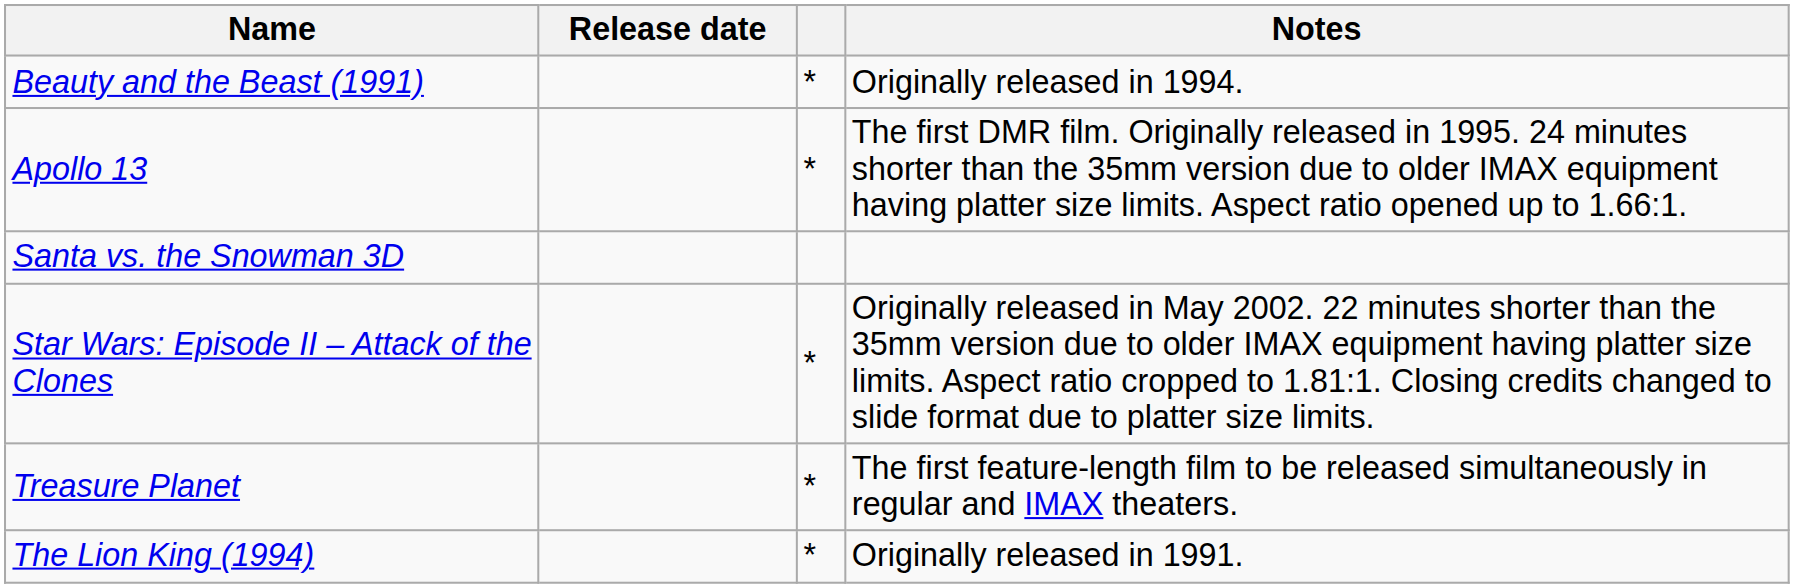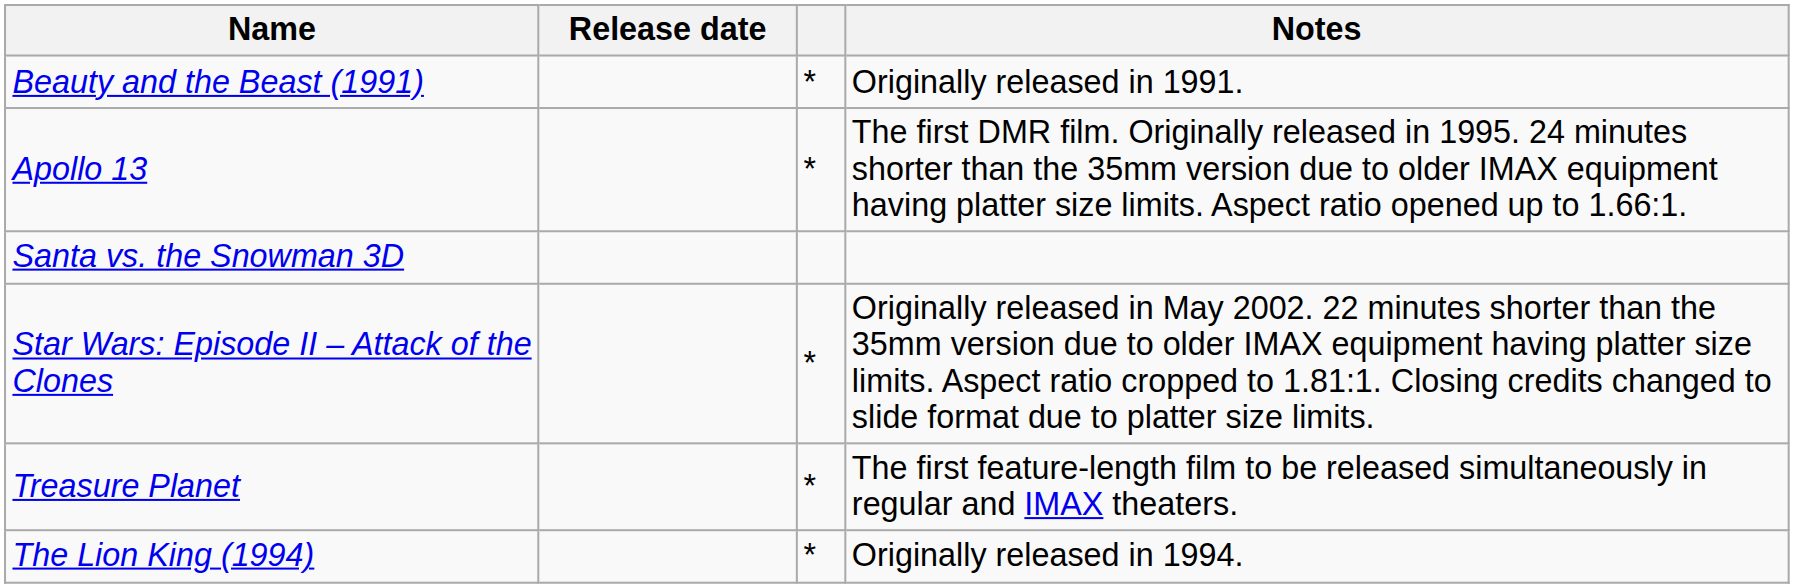(1048, 81) Originally released in 1994. -> (1048, 81) Originally released in 1991.
(1048, 555) Originally released in 1991. -> (1048, 555) Originally released in 1994.
